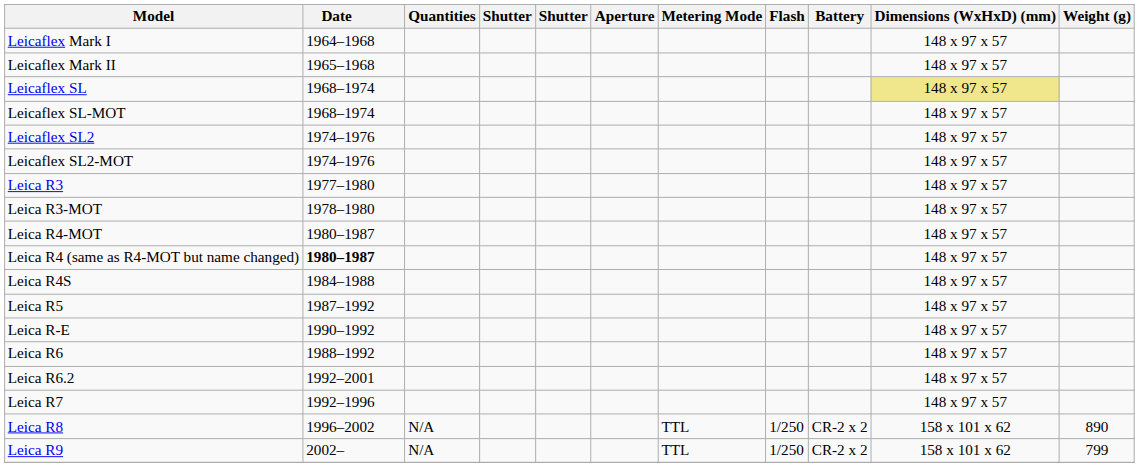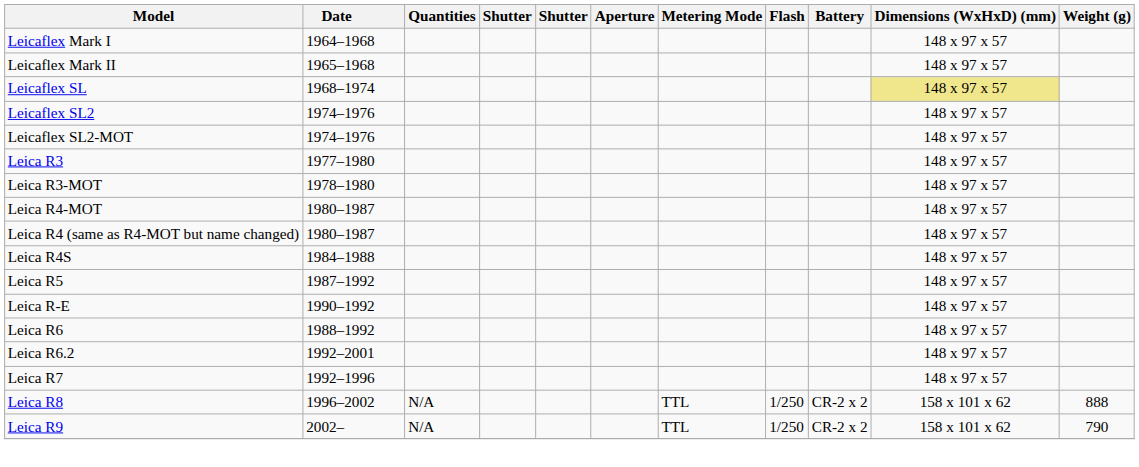- row: (67, 112)
(340, 257) bold -> (340, 233) normal
(1097, 426) 890 -> (1097, 402) 888
(1097, 450) 799 -> (1097, 426) 790
